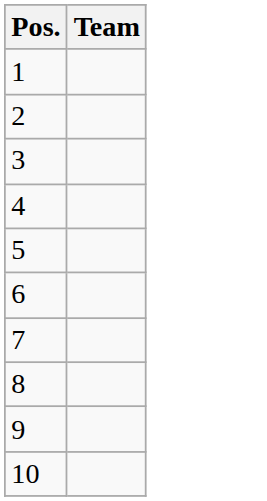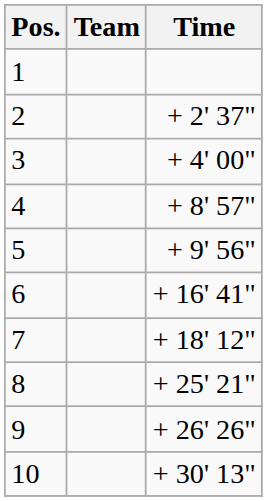+ column: (204, 26)
